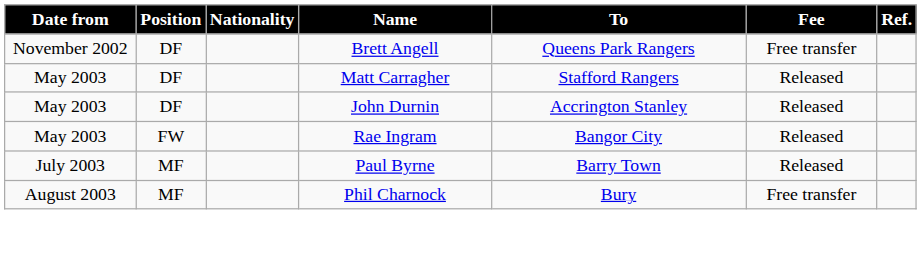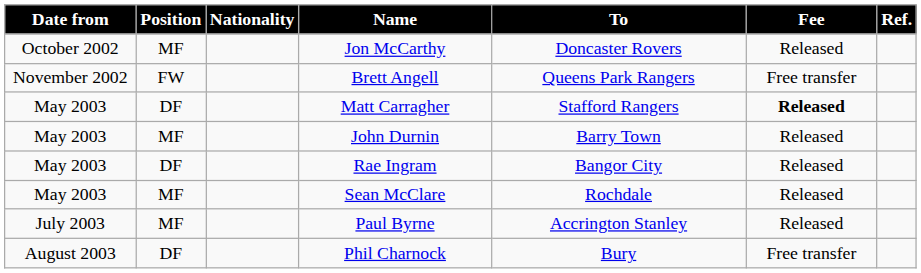+ row: (395, 48)
(171, 48) DF -> (171, 77) FW
(811, 77) normal -> (811, 107) bold
(171, 107) DF -> (171, 136) MF
(619, 107) Accrington Stanley -> (619, 136) Barry Town
(171, 136) FW -> (171, 165) DF
+ row: (395, 194)
(619, 165) Barry Town -> (619, 223) Accrington Stanley
(171, 194) MF -> (171, 253) DF
